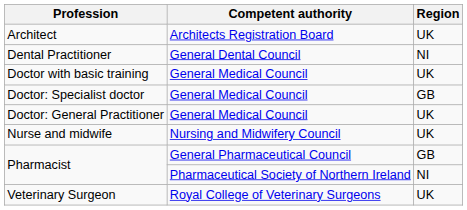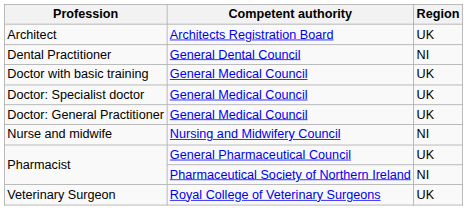(426, 94) GB -> (425, 94) UK
(425, 134) UK -> (423, 134) NI
(426, 154) GB -> (425, 154) UK
